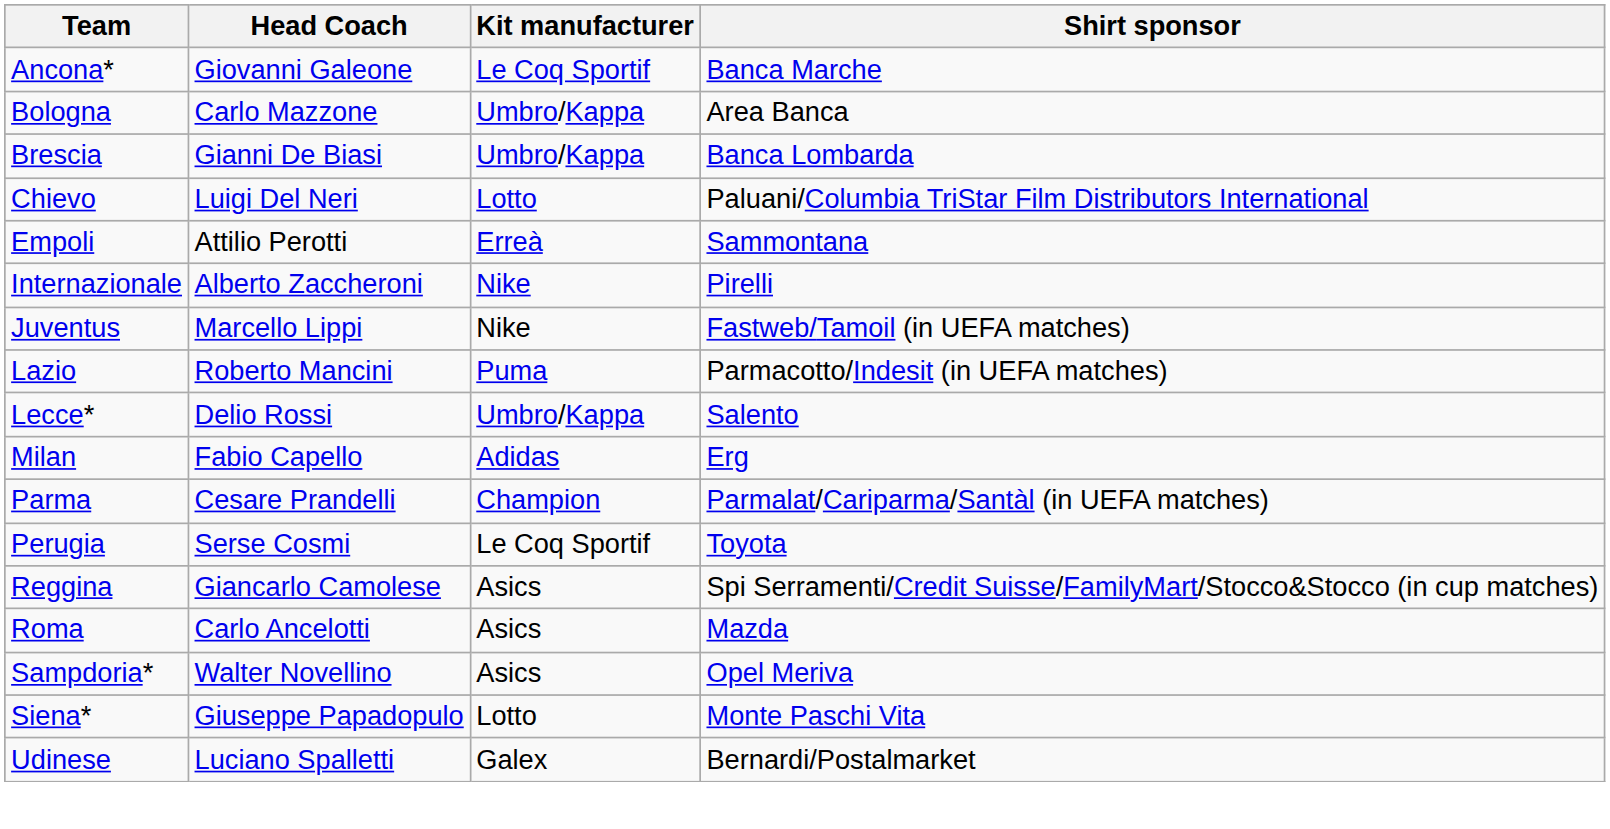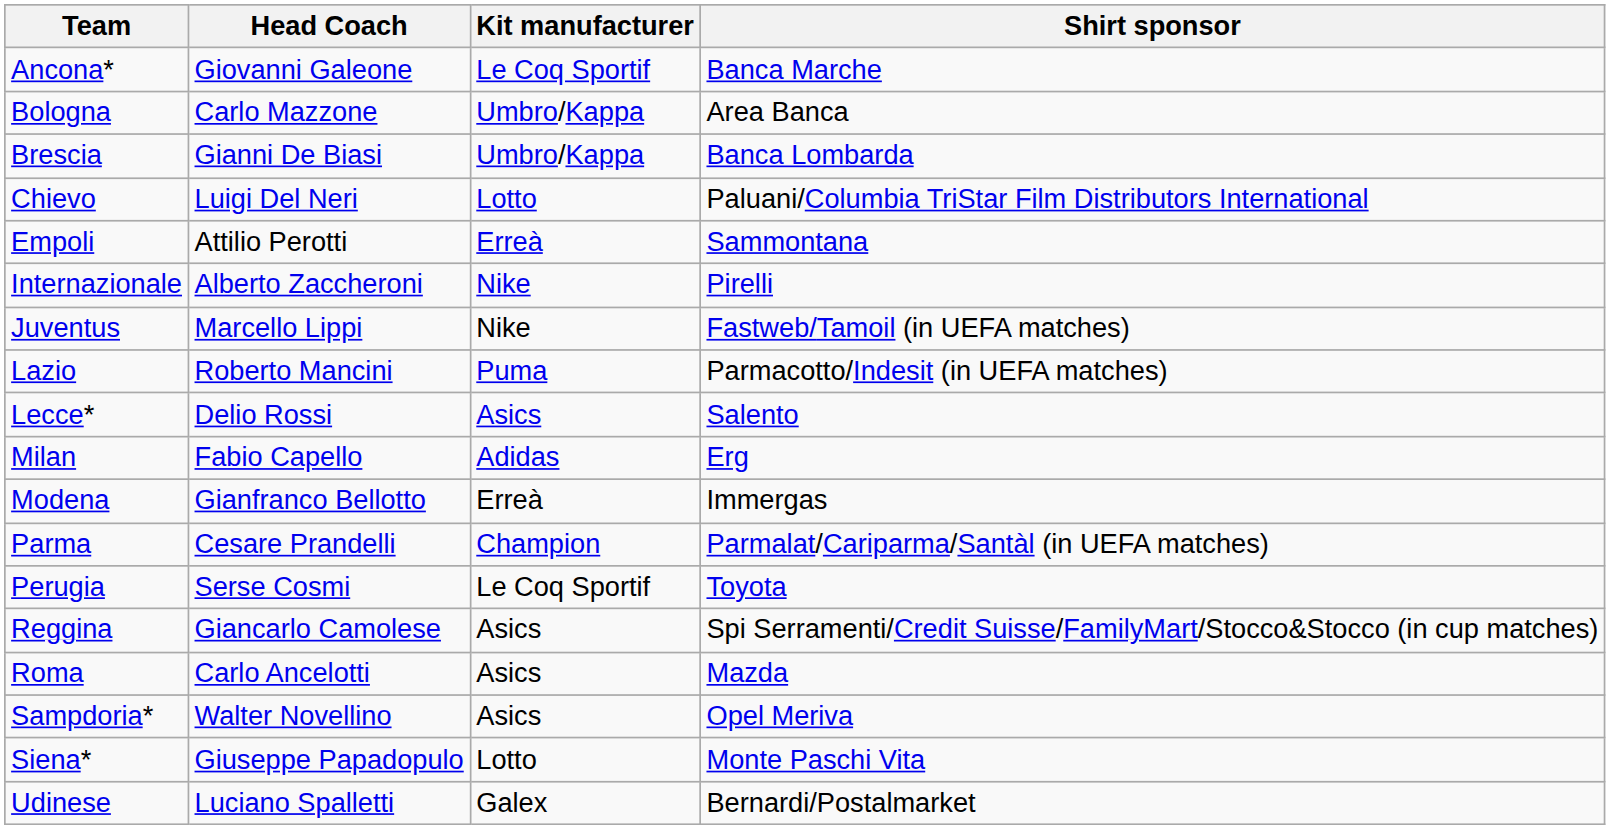(560, 414) Umbro/Kappa -> (509, 414) Asics
+ row: (60, 500)
